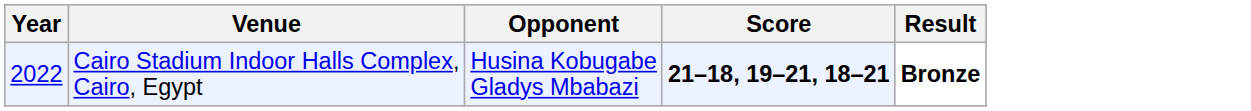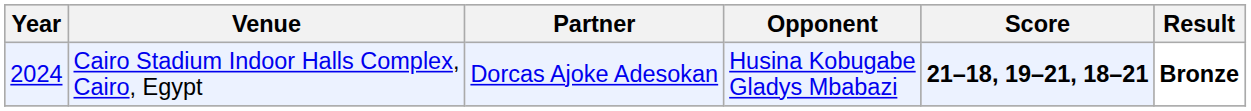+ column: (594, 24)
(36, 74) 2022 -> (36, 74) 2024
